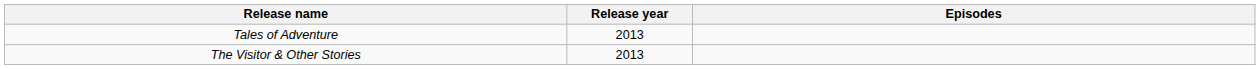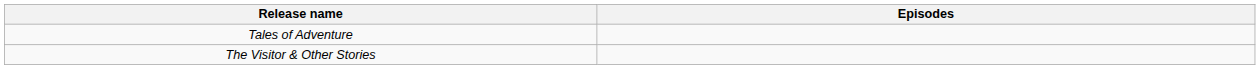- column: (630, 14)
